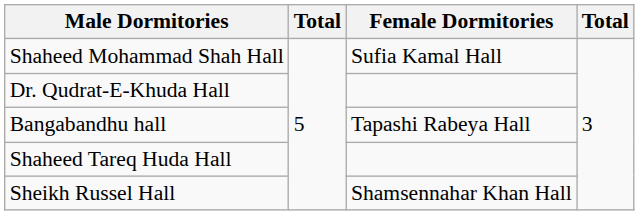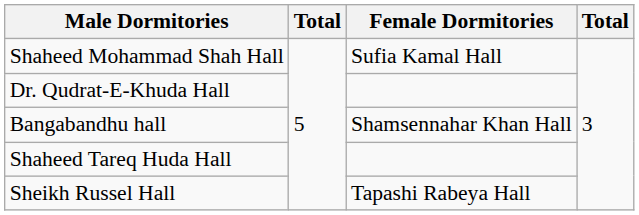(441, 124) Tapashi Rabeya Hall -> (461, 124) Shamsennahar Khan Hall
(461, 192) Shamsennahar Khan Hall -> (441, 192) Tapashi Rabeya Hall
